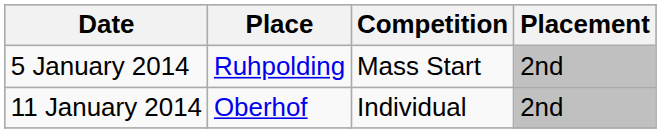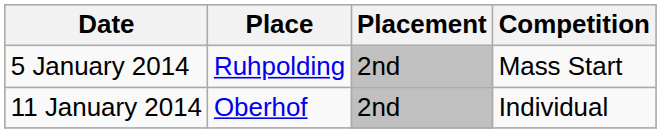columns swapped: (433, 25) <-> (585, 25)
